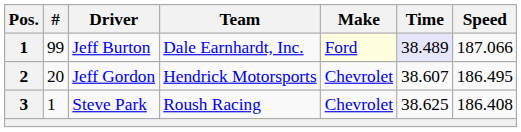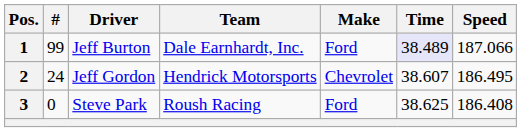(341, 47) lightyellow background -> (341, 47) no background
(56, 76) 20 -> (56, 76) 24
(51, 104) 1 -> (51, 104) 0
(359, 104) Chevrolet -> (341, 104) Ford
